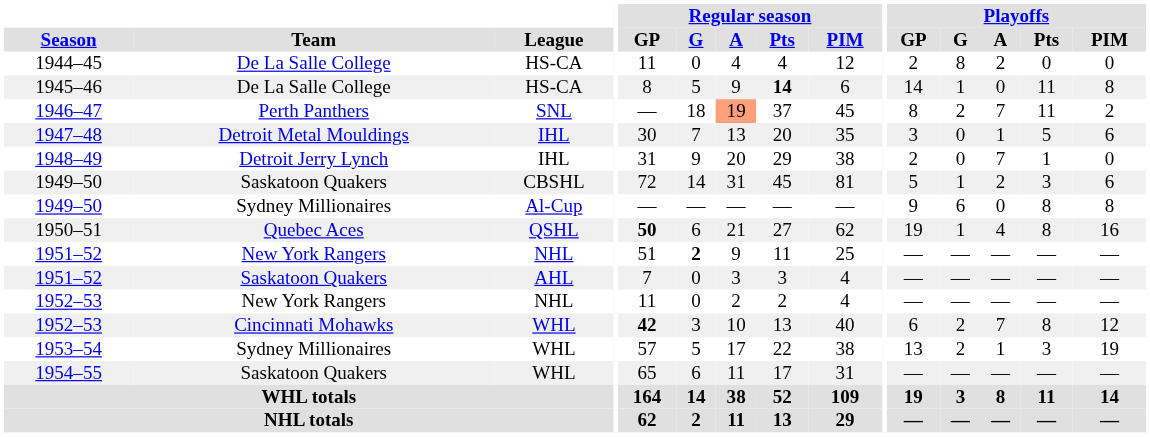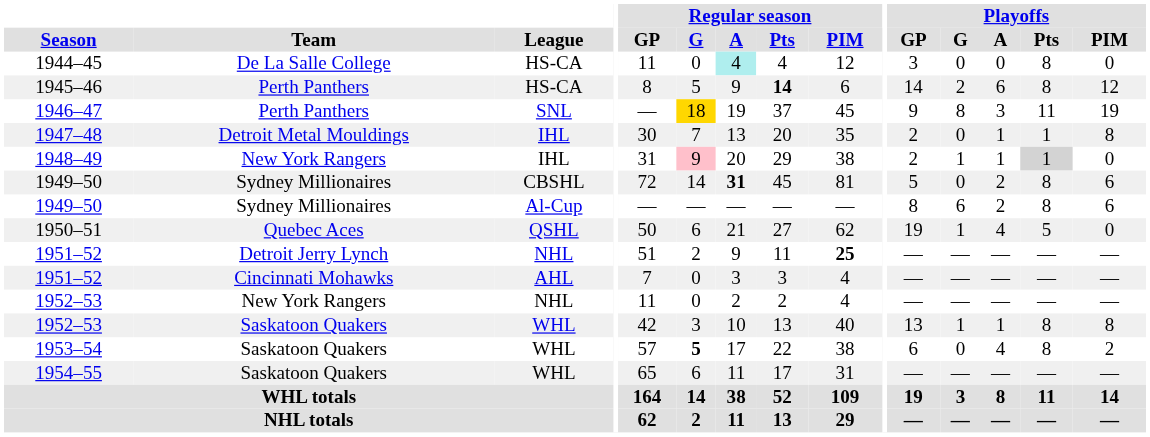(736, 63) no background -> (736, 63) paleturquoise background
(913, 63) 2 -> (913, 63) 3
(960, 63) 8 -> (960, 63) 0
(1000, 63) 2 -> (1000, 63) 0
(1047, 63) 0 -> (1047, 63) 8
(314, 87) De La Salle College -> (314, 87) Perth Panthers
(960, 87) 1 -> (960, 87) 2
(1000, 87) 0 -> (1000, 87) 6
(1047, 87) 11 -> (1047, 87) 8
(1109, 87) 8 -> (1109, 87) 12
(696, 111) no background -> (696, 111) gold background
(736, 111) lightsalmon background -> (736, 111) no background
(913, 111) 8 -> (913, 111) 9
(960, 111) 2 -> (960, 111) 8
(1000, 111) 7 -> (1000, 111) 3
(1109, 111) 2 -> (1109, 111) 19
(913, 134) 3 -> (913, 134) 2
(1047, 134) 5 -> (1047, 134) 1
(1109, 134) 6 -> (1109, 134) 8
(314, 158) Detroit Jerry Lynch -> (314, 158) New York Rangers
(696, 158) no background -> (696, 158) pink background
(960, 158) 0 -> (960, 158) 1
(1000, 158) 7 -> (1000, 158) 1
(1047, 158) no background -> (1047, 158) lightgrey background
(314, 182) Saskatoon Quakers -> (314, 182) Sydney Millionaires
(736, 182) normal -> (736, 182) bold
(960, 182) 1 -> (960, 182) 0
(1047, 182) 3 -> (1047, 182) 8
(913, 206) 9 -> (913, 206) 8
(1000, 206) 0 -> (1000, 206) 2
(1109, 206) 8 -> (1109, 206) 6
(647, 230) bold -> (647, 230) normal
(1047, 230) 8 -> (1047, 230) 5
(1109, 230) 16 -> (1109, 230) 0
(314, 253) New York Rangers -> (314, 253) Detroit Jerry Lynch
(696, 253) bold -> (696, 253) normal
(845, 253) normal -> (845, 253) bold
(314, 277) Saskatoon Quakers -> (314, 277) Cincinnati Mohawks
(314, 325) Cincinnati Mohawks -> (314, 325) Saskatoon Quakers
(647, 325) bold -> (647, 325) normal
(913, 325) 6 -> (913, 325) 13
(960, 325) 2 -> (960, 325) 1
(1000, 325) 7 -> (1000, 325) 1
(1109, 325) 12 -> (1109, 325) 8
(314, 349) Sydney Millionaires -> (314, 349) Saskatoon Quakers
(696, 349) normal -> (696, 349) bold
(913, 349) 13 -> (913, 349) 6
(960, 349) 2 -> (960, 349) 0
(1000, 349) 1 -> (1000, 349) 4
(1047, 349) 3 -> (1047, 349) 8
(1109, 349) 19 -> (1109, 349) 2
